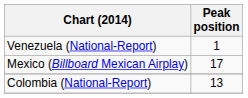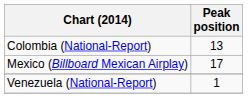rows swapped: (79, 83) <-> (82, 45)
